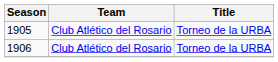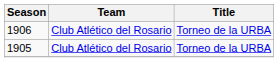rows swapped: (19, 30) <-> (19, 48)
